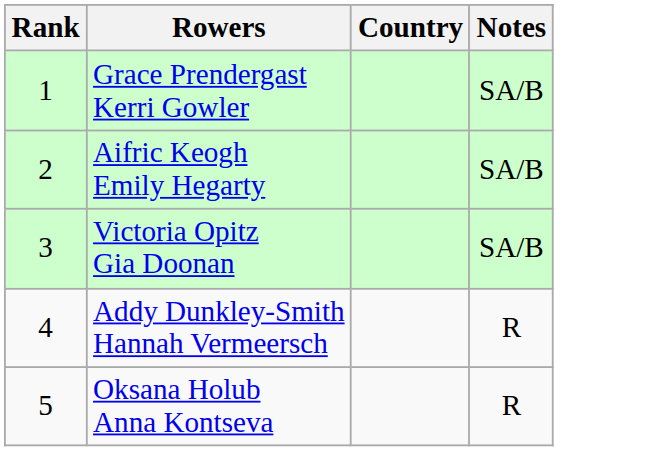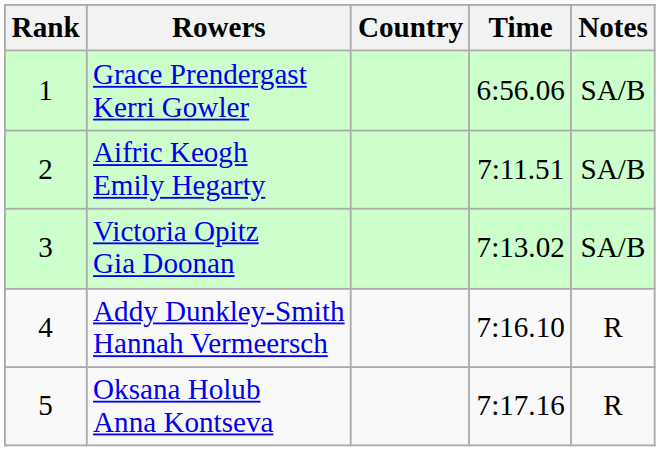+ column: (521, 27)
